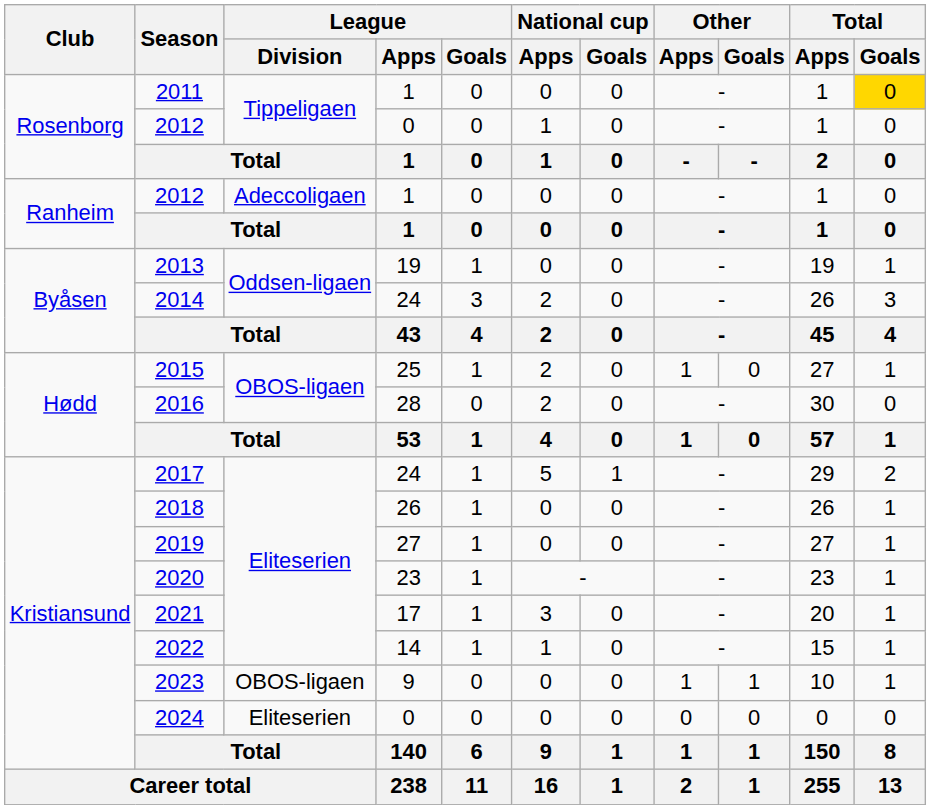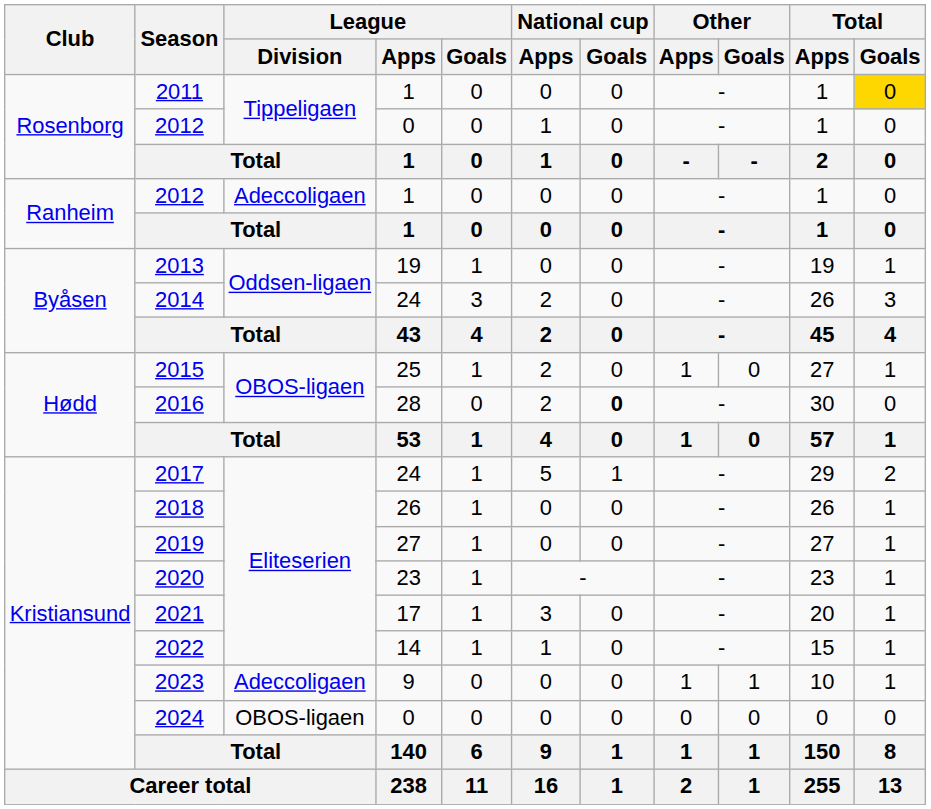(617, 404) normal -> (617, 404) bold
(300, 682) OBOS-ligaen -> (300, 682) Adeccoligaen
(300, 717) Eliteserien -> (300, 717) OBOS-ligaen
